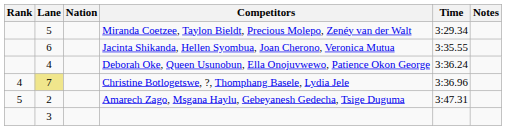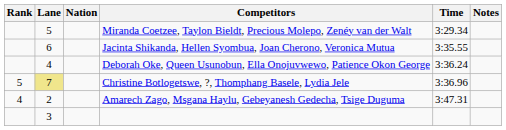(20, 82) 4 -> (20, 82) 5
(20, 99) 5 -> (20, 99) 4
